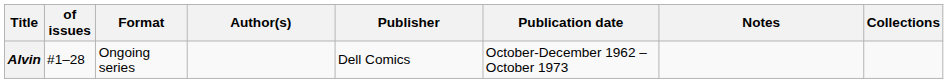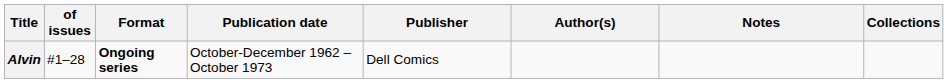columns swapped: (261, 22) <-> (571, 22)
(124, 59) normal -> (127, 59) bold
